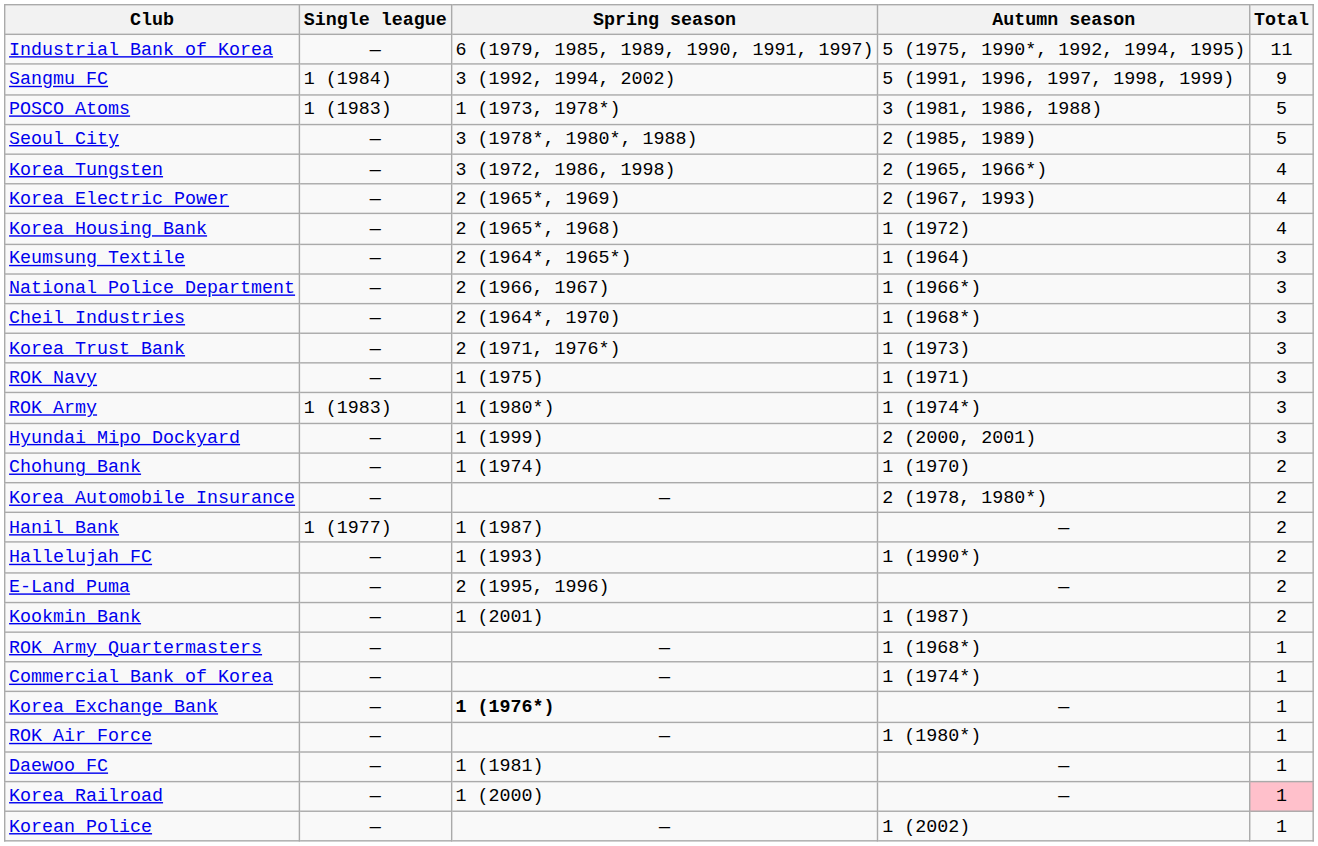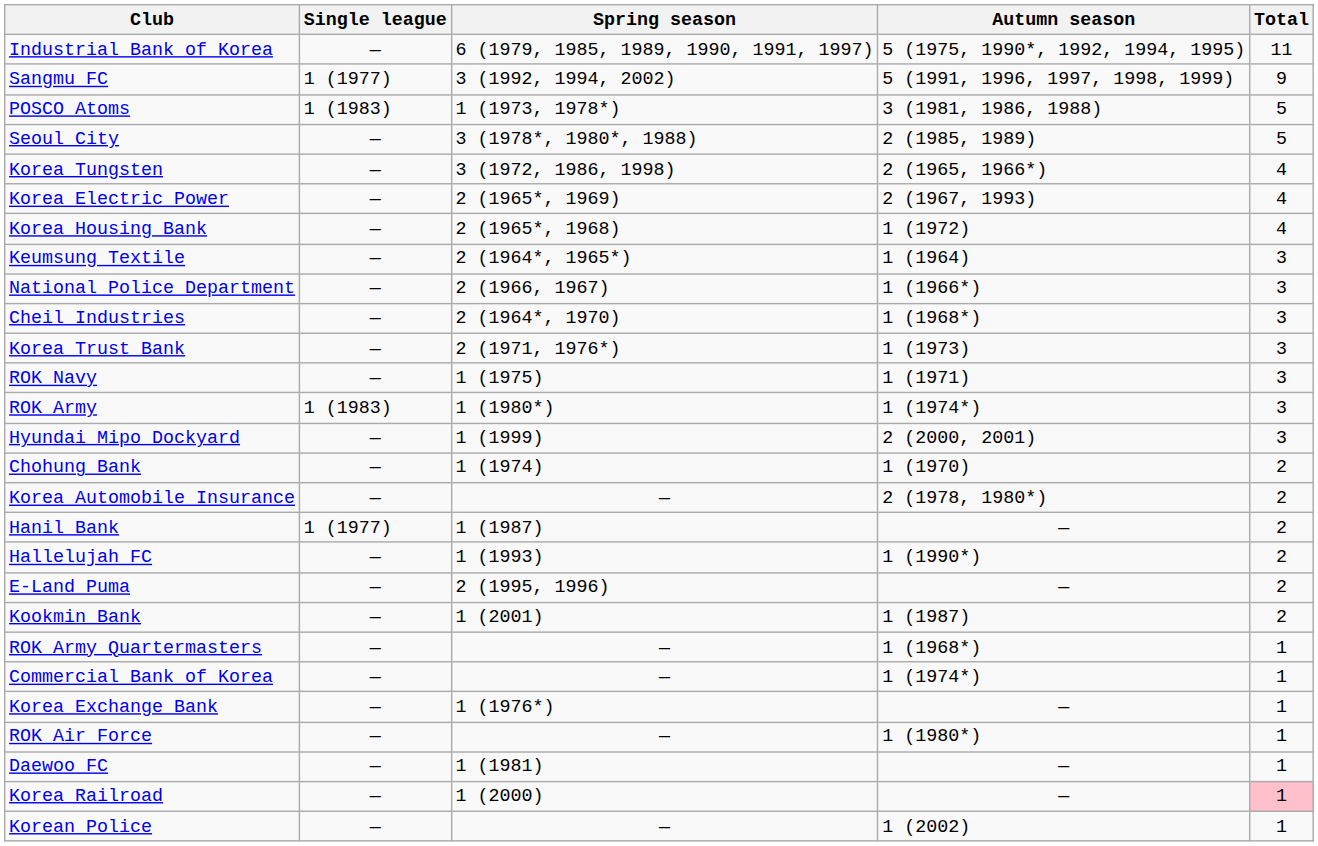(348, 79) 1 (1984) -> (348, 79) 1 (1977)
(505, 707) bold -> (505, 707) normal
